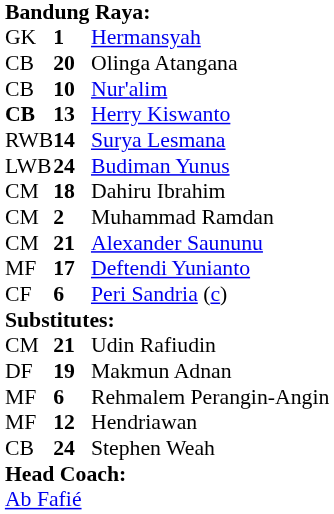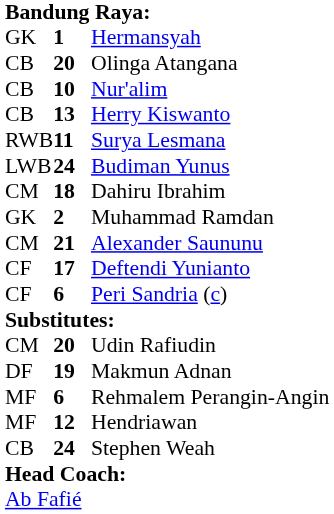(20, 114) bold -> (19, 114) normal
(64, 139) 14 -> (63, 139) 11
(22, 216) CM -> (21, 216) GK
(21, 268) MF -> (18, 268) CF
(64, 345) 21 -> (64, 345) 20
